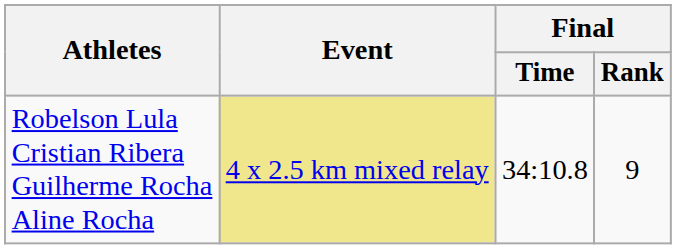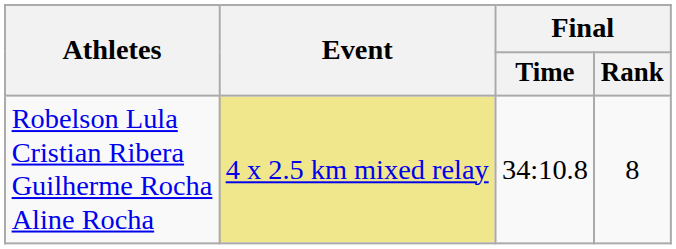(632, 169) 9 -> (632, 169) 8
